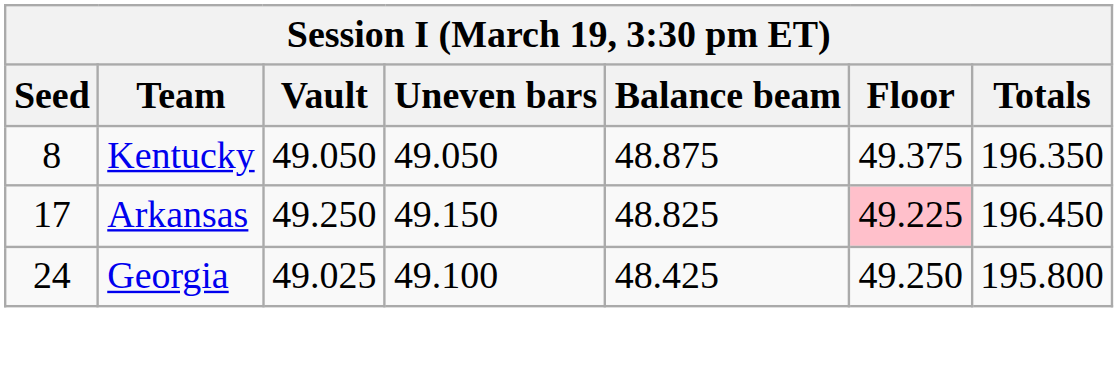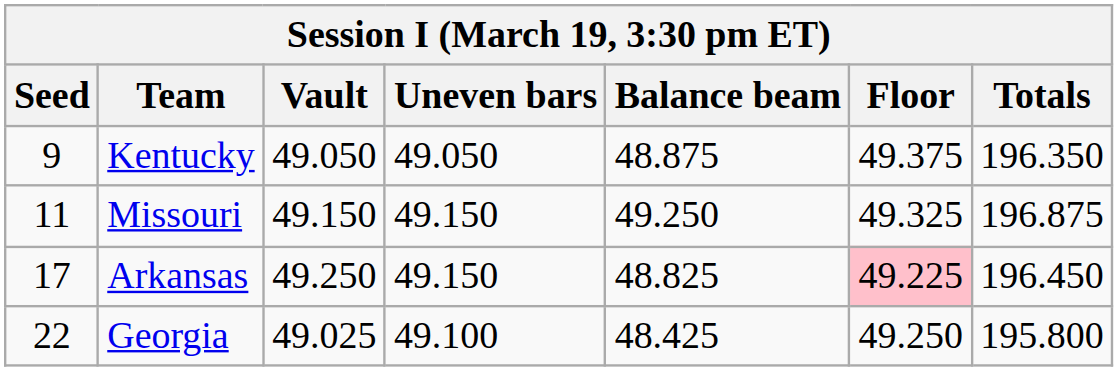(52, 154) 8 -> (52, 154) 9
+ row: (175, 214)
(52, 275) 24 -> (52, 335) 22
